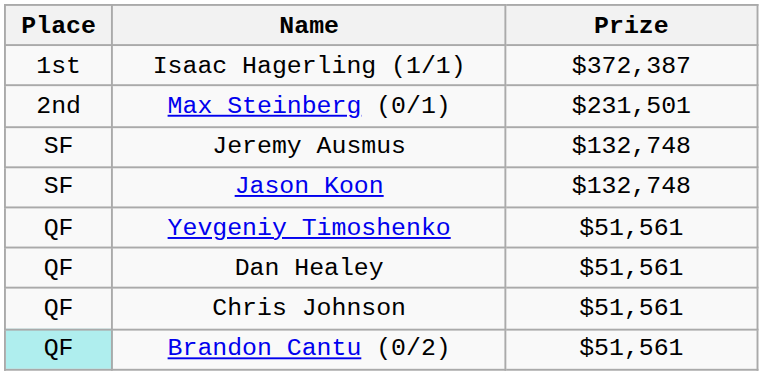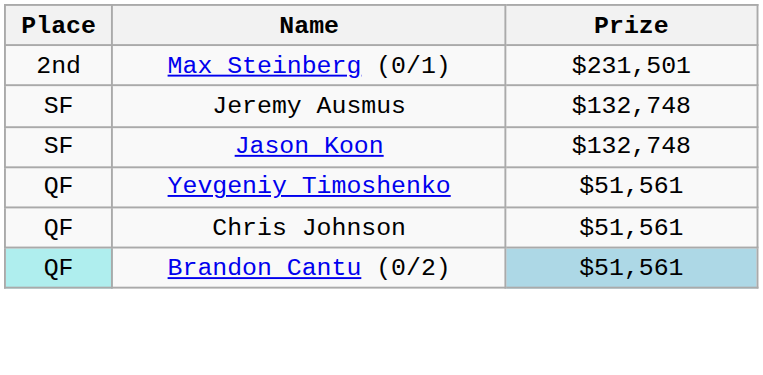- row: (309, 66)
- row: (309, 268)
(631, 349) no background -> (631, 268) lightblue background
